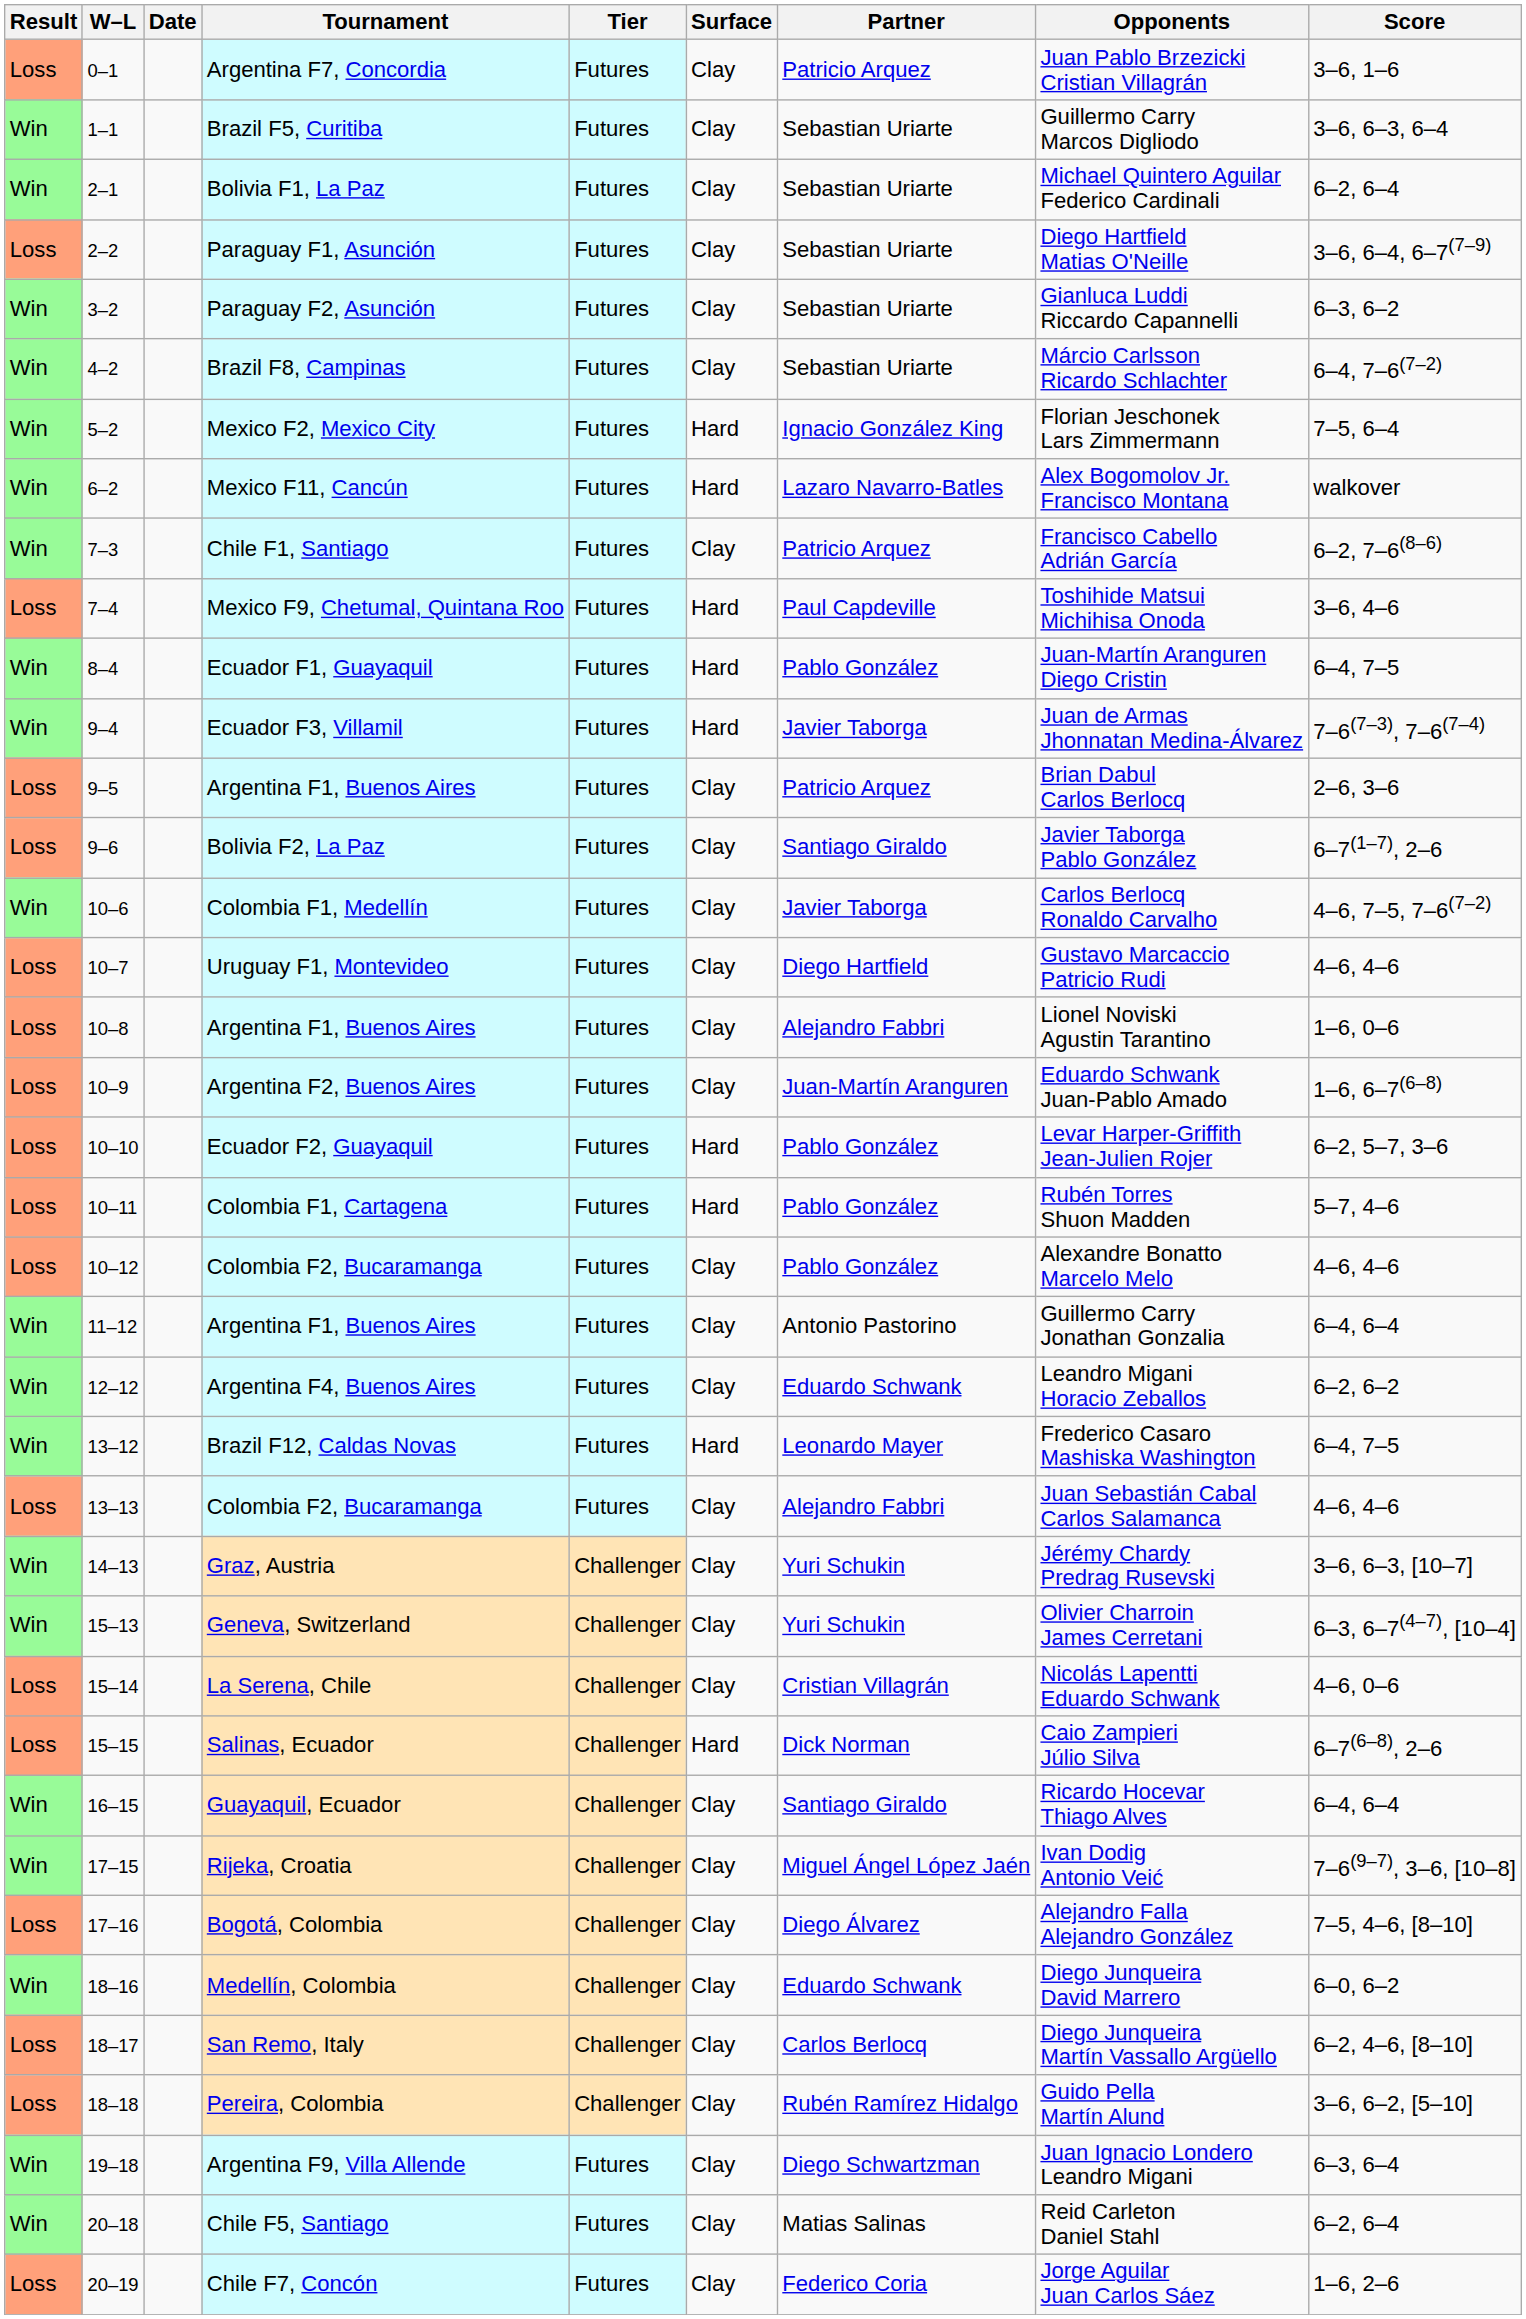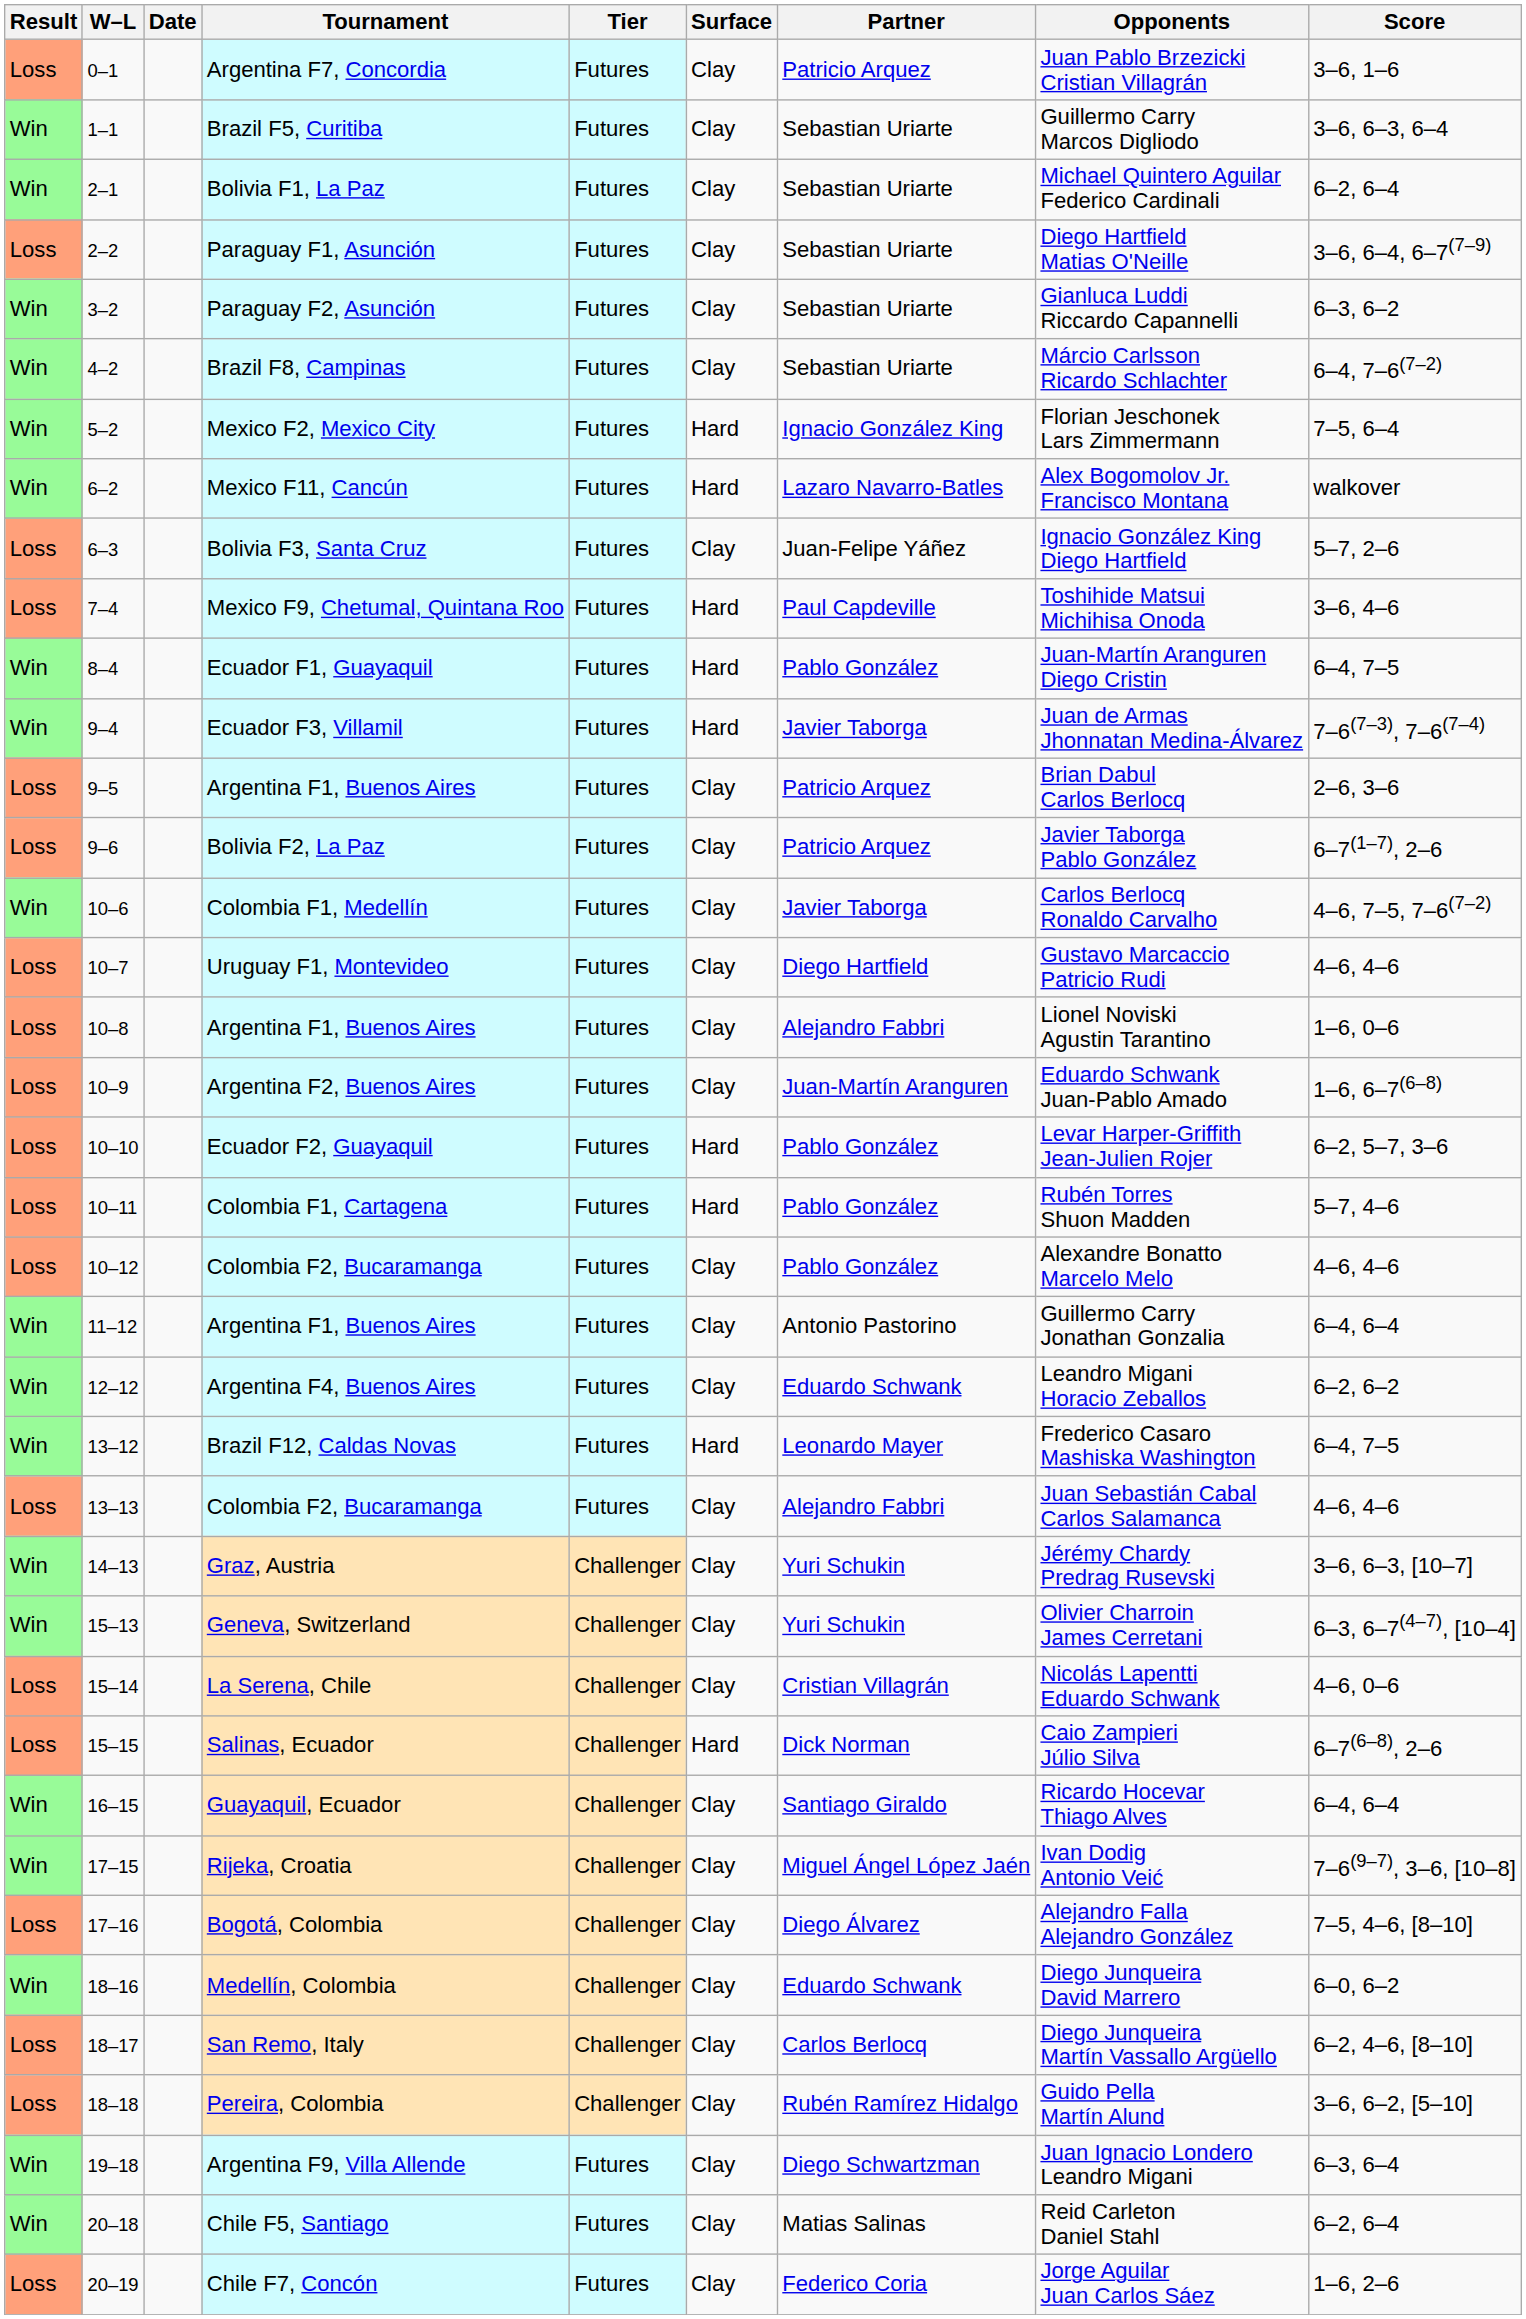+ row: (103, 549)
- row: (103, 549)
(865, 847) Santiago Giraldo -> (857, 847) Patricio Arquez
